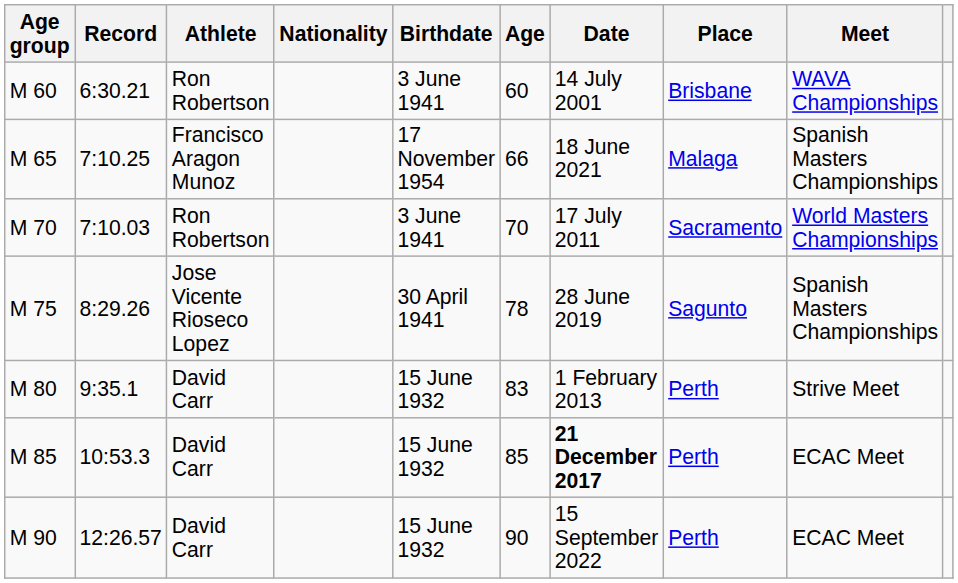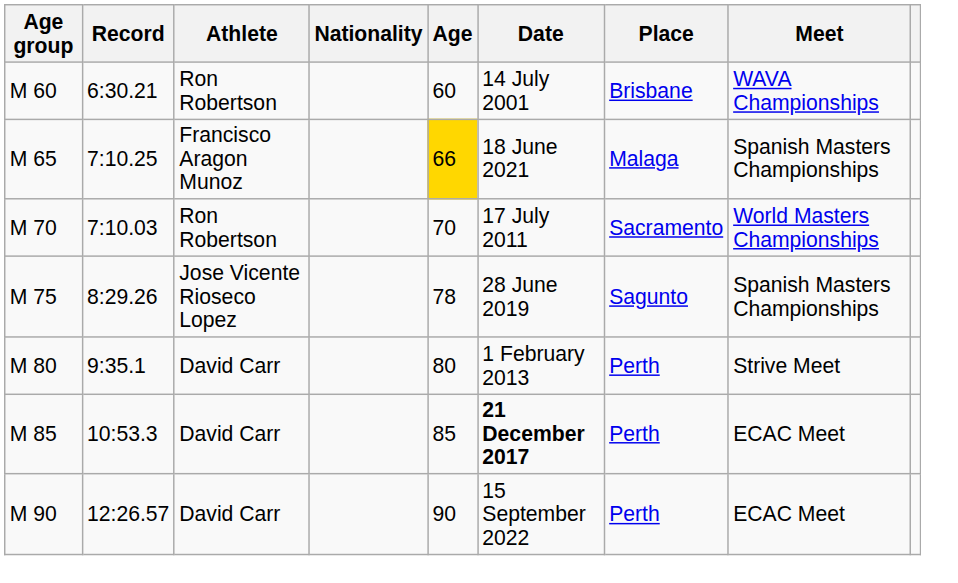- column: (446, 34)
(517, 159) no background -> (444, 159) gold background
(517, 389) 83 -> (444, 365) 80
